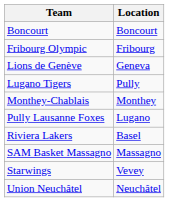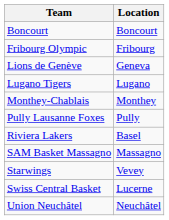(128, 83) Pully -> (133, 83) Lugano
(133, 118) Lugano -> (128, 118) Pully
+ row: (54, 188)
